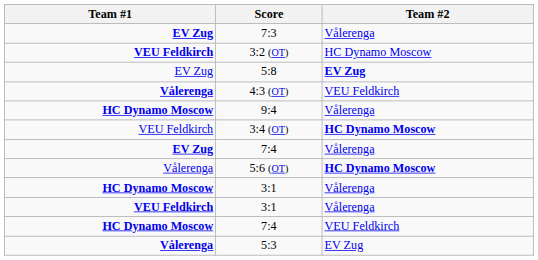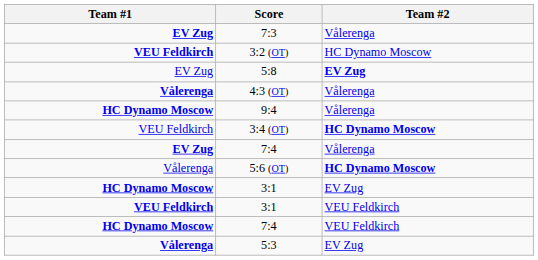(362, 91) VEU Feldkirch -> (350, 91) Vålerenga
(350, 187) Vålerenga -> (344, 187) EV Zug
(350, 206) Vålerenga -> (362, 206) VEU Feldkirch
